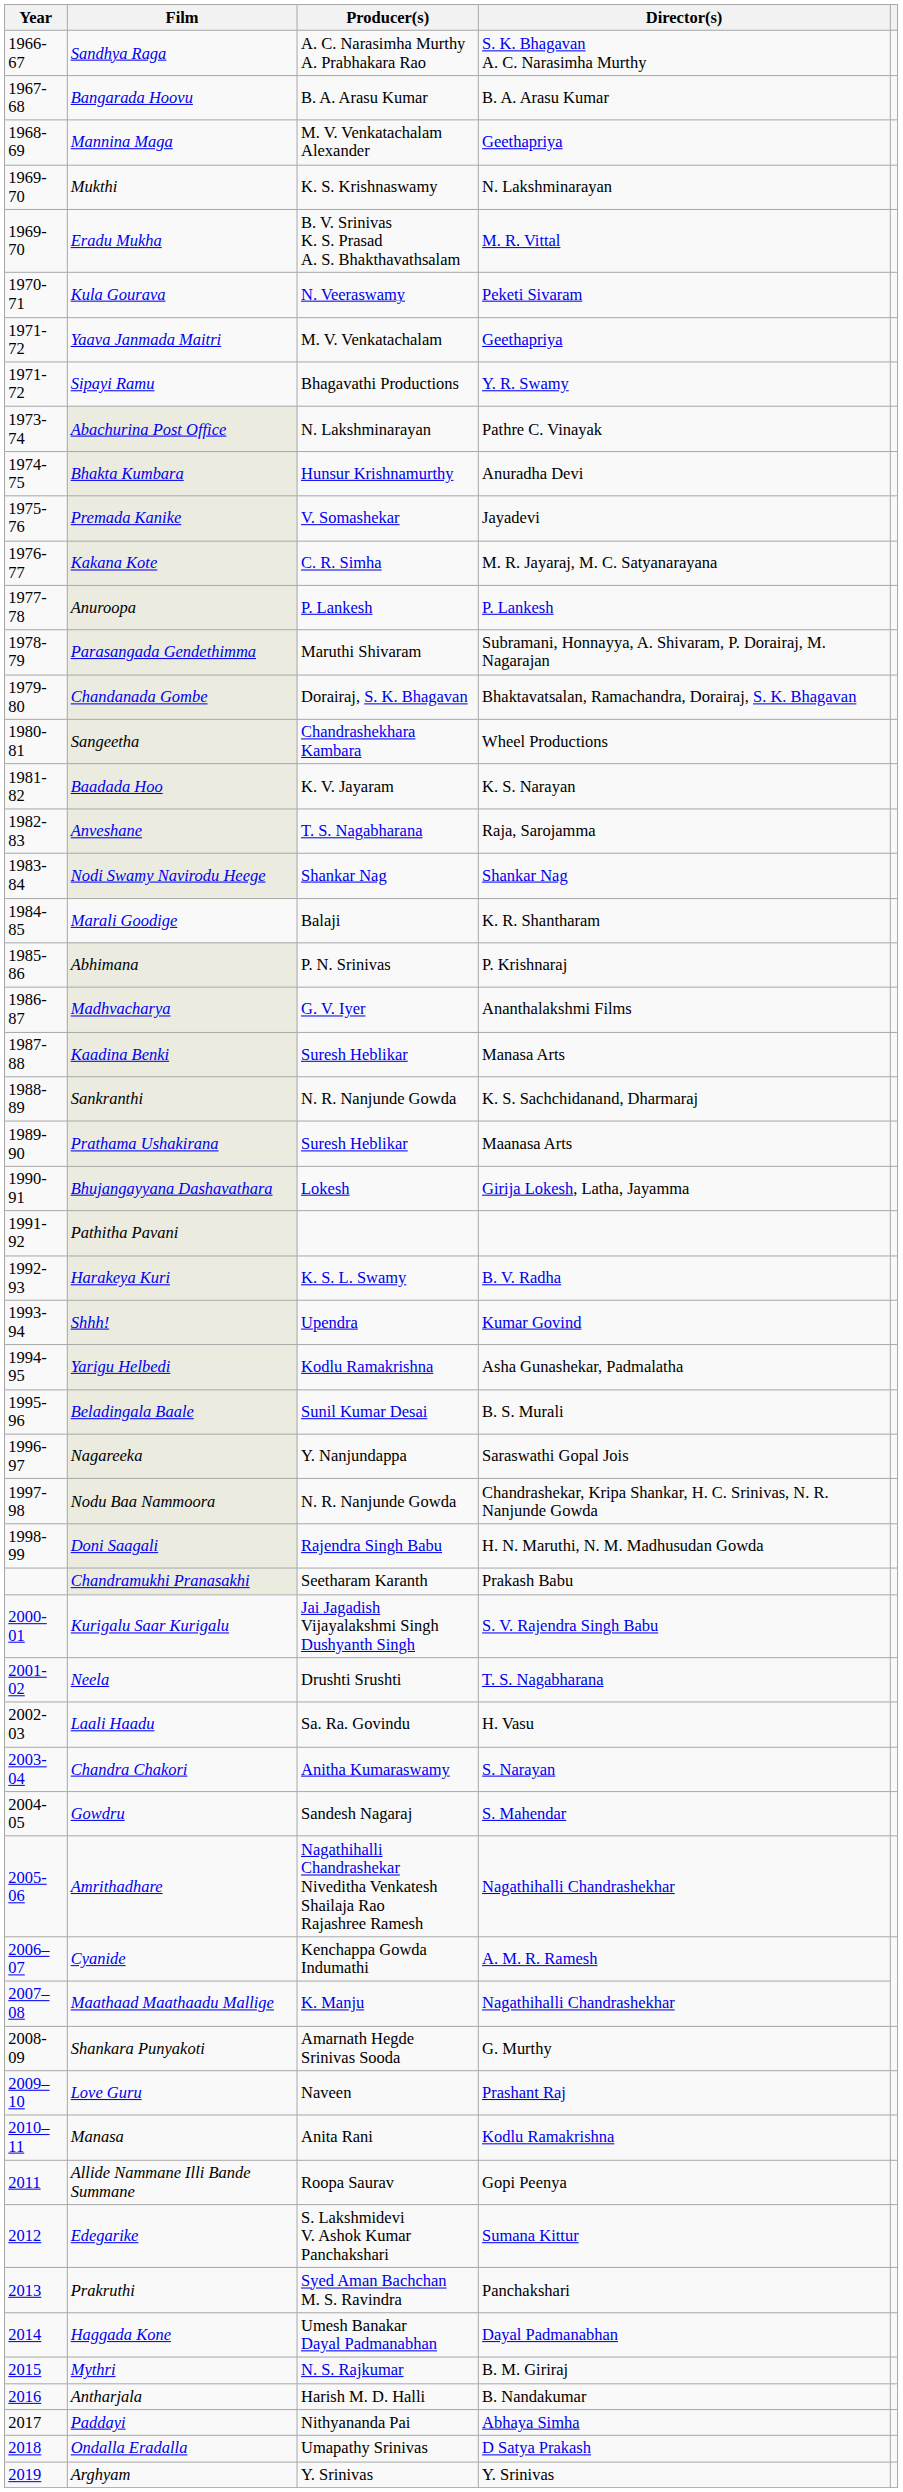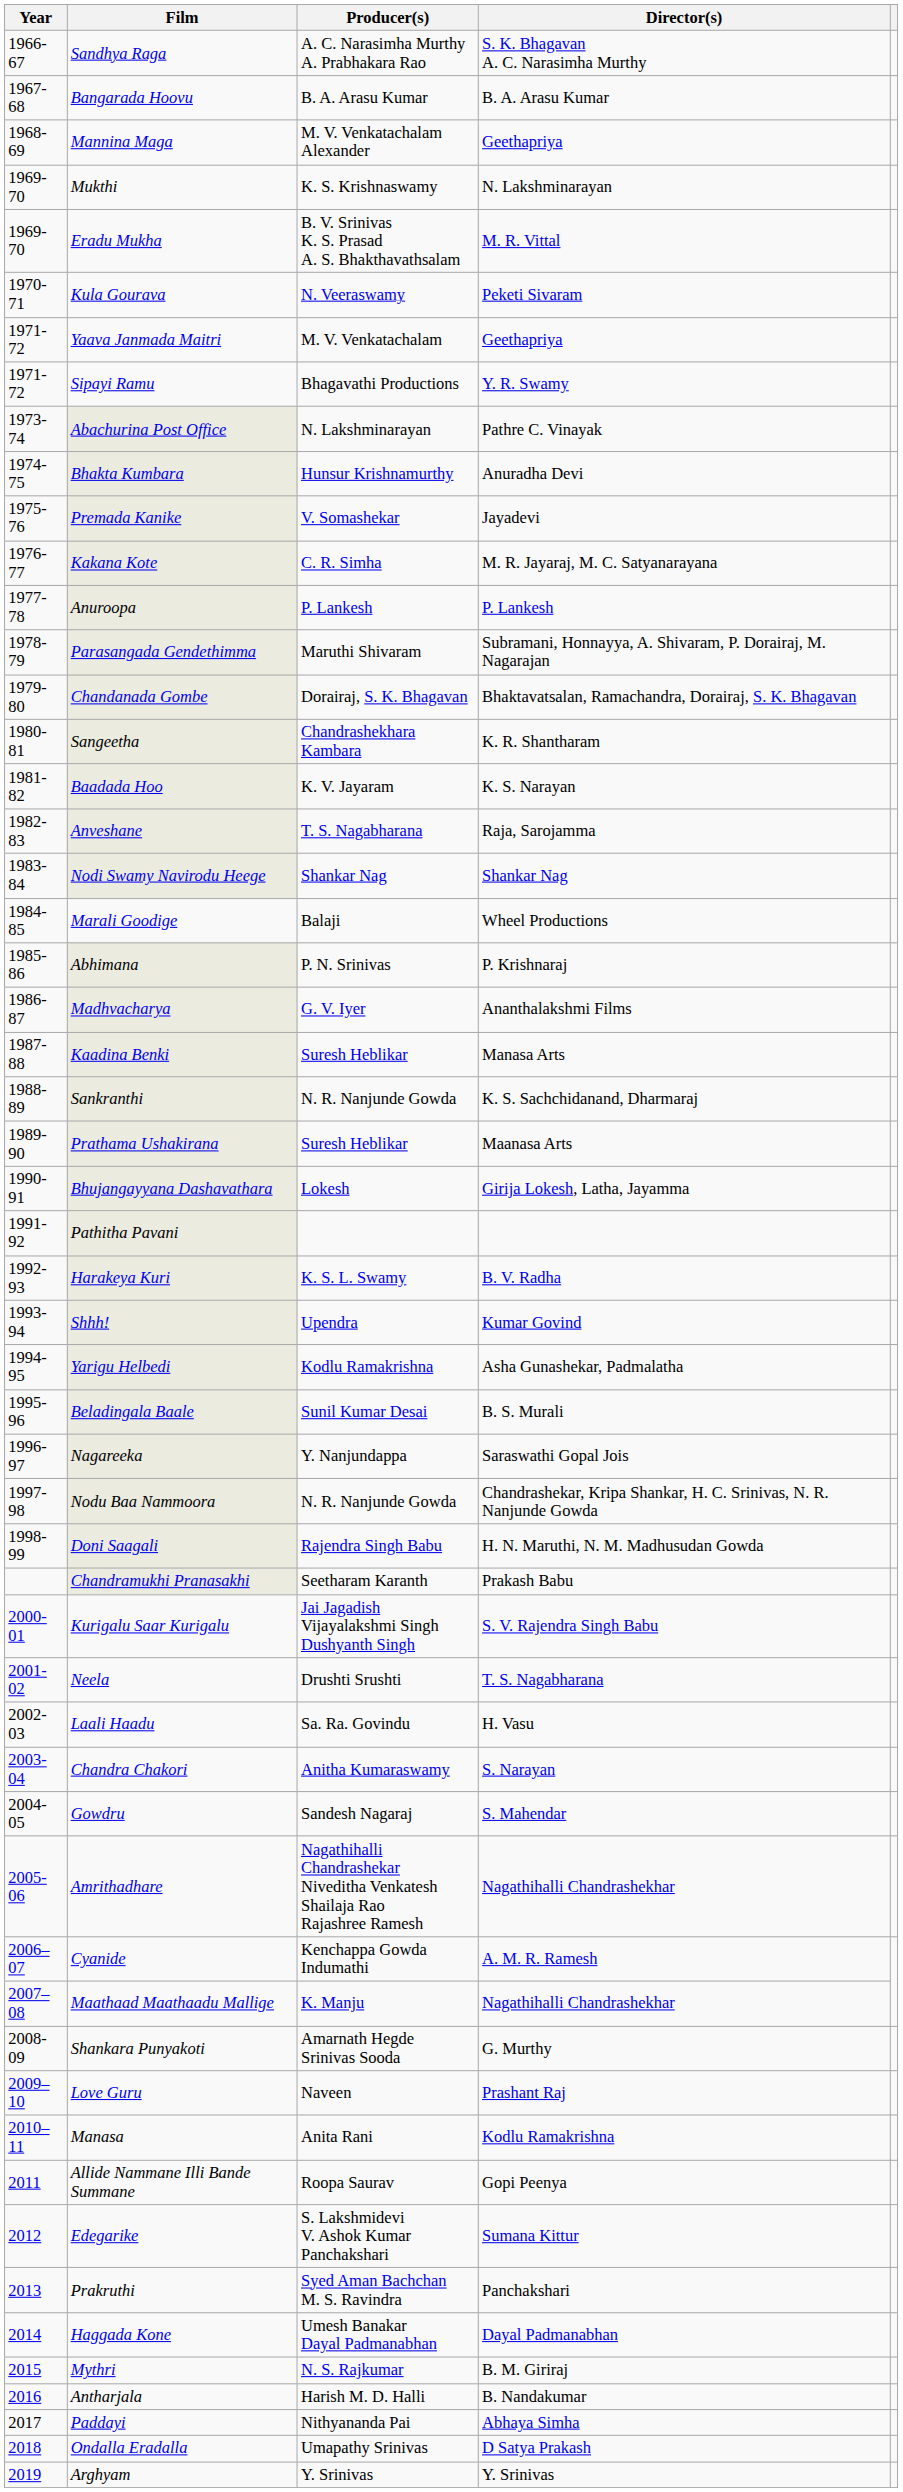(545, 741) Wheel Productions -> (541, 741) K. R. Shantharam
(541, 920) K. R. Shantharam -> (545, 920) Wheel Productions
